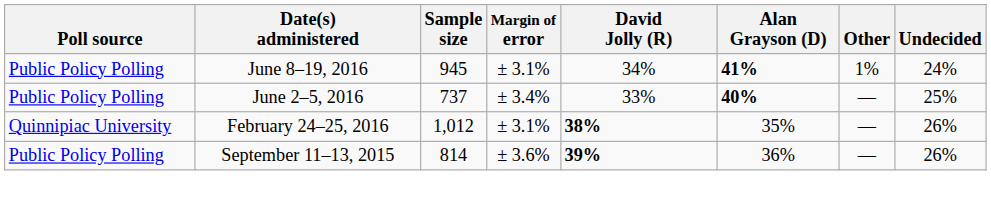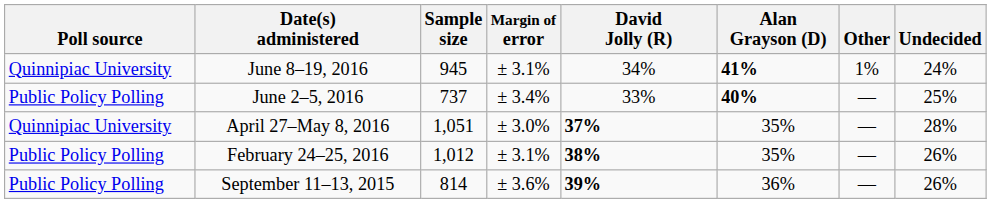(86, 68) Public Policy Polling -> (90, 68) Quinnipiac University
+ row: (308, 126)
(90, 126) Quinnipiac University -> (86, 155) Public Policy Polling
